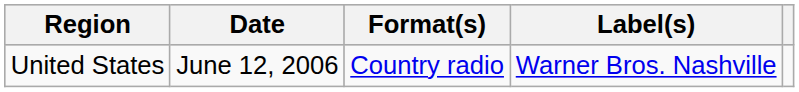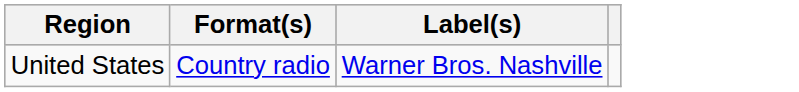- column: (257, 24)
